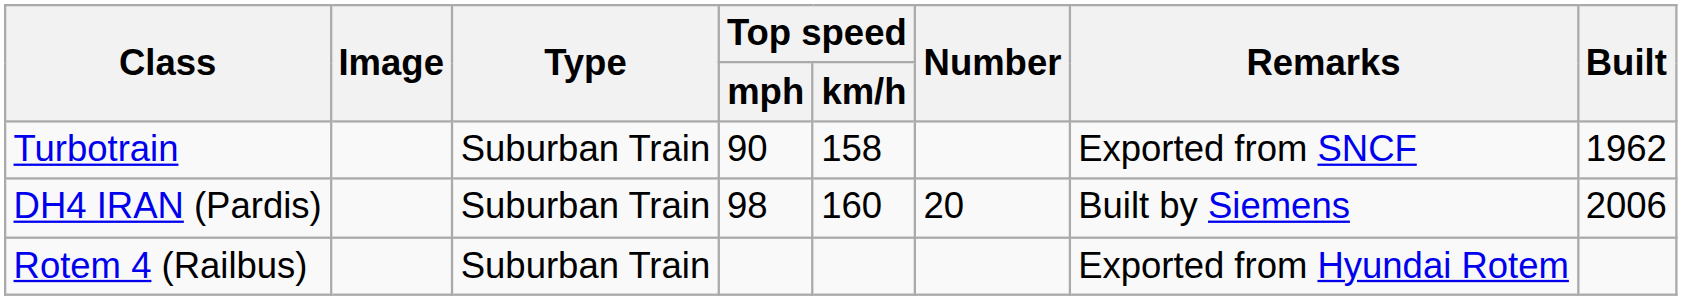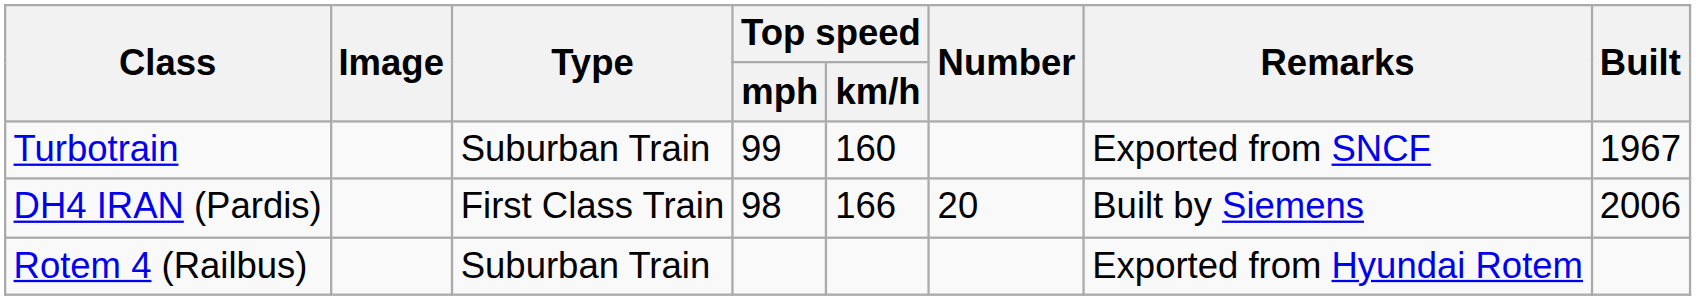(747, 149) 90 -> (761, 149) 99
(852, 149) 158 -> (866, 149) 160
(1626, 149) 1962 -> (1640, 149) 1967
(585, 206) Suburban Train -> (593, 206) First Class Train
(852, 206) 160 -> (866, 206) 166
